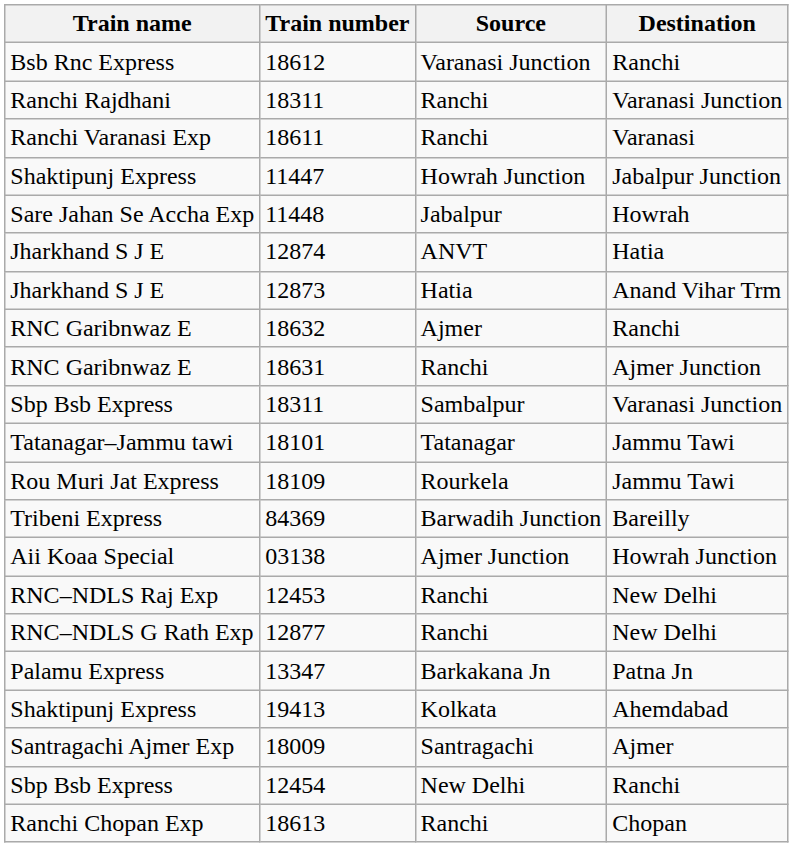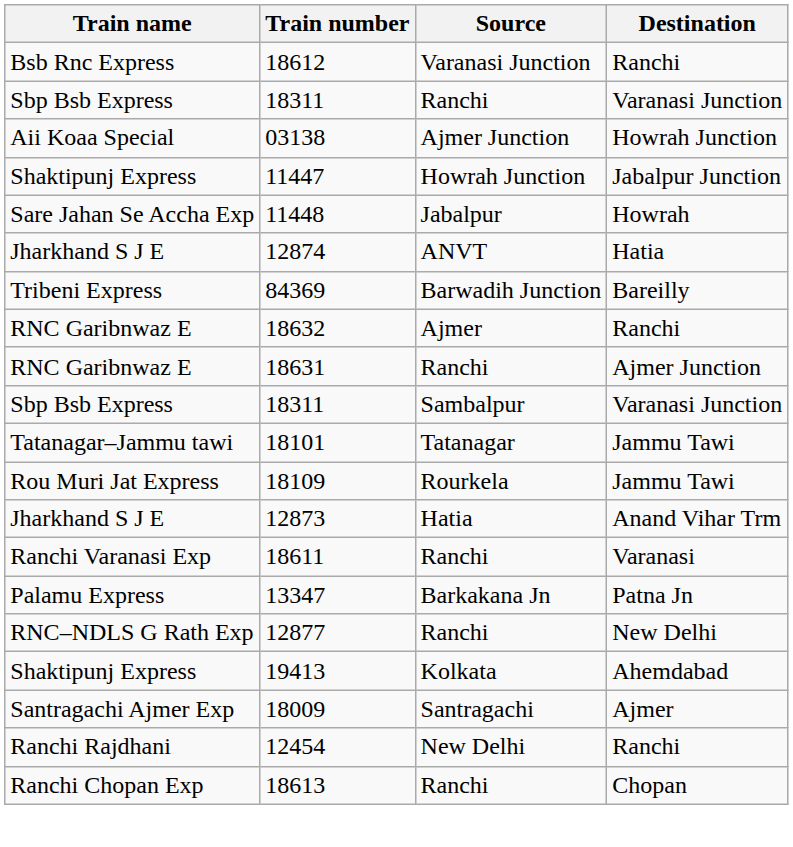(91, 99) Ranchi Rajdhani -> (92, 99) Sbp Bsb Express
rows swapped: (295, 556) <-> (295, 137)
rows swapped: (295, 289) <-> (295, 518)
- row: (295, 594)
rows swapped: (295, 632) <-> (295, 670)
(92, 784) Sbp Bsb Express -> (91, 746) Ranchi Rajdhani
